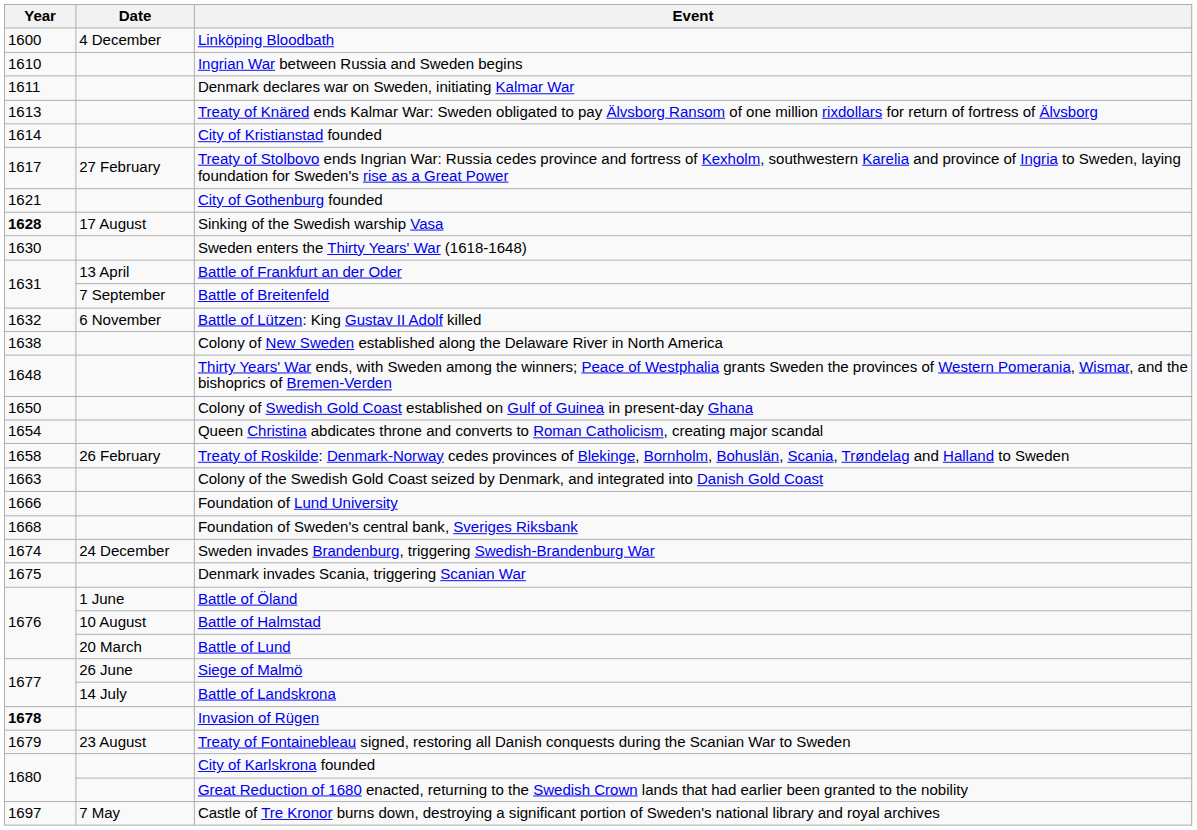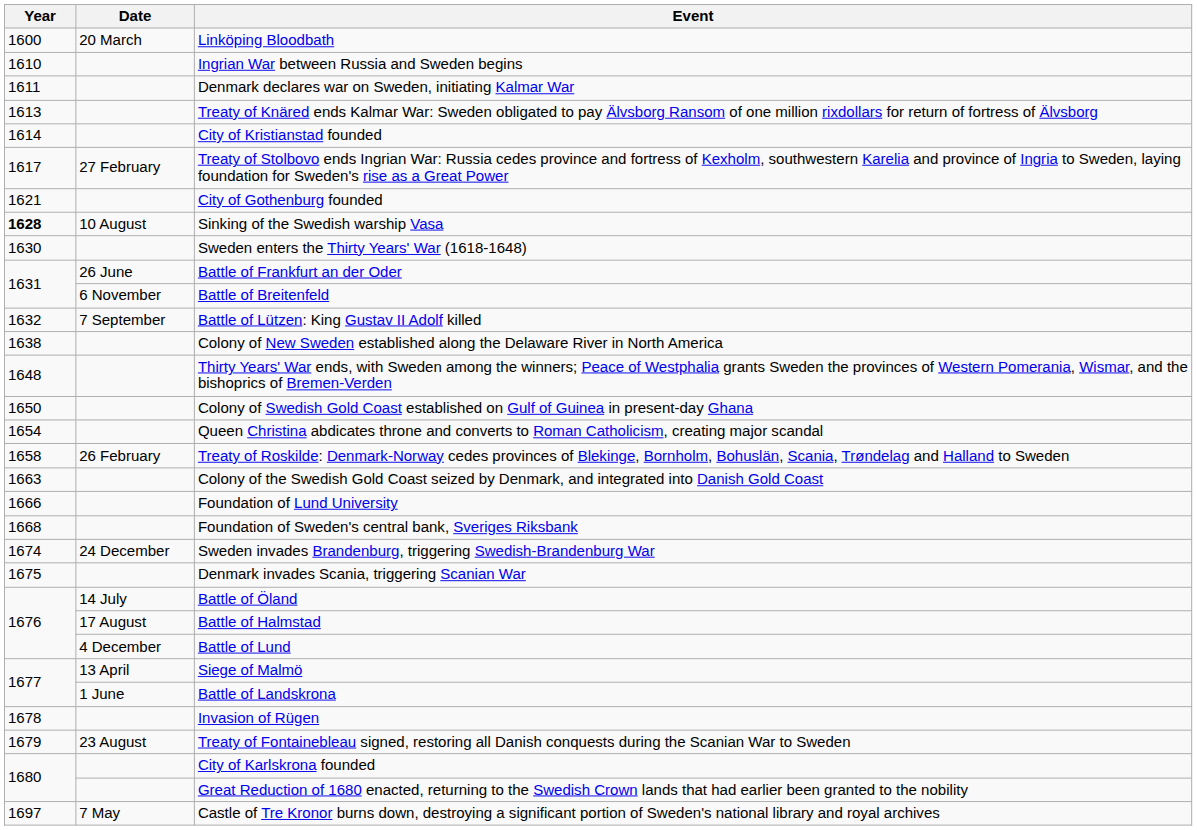(120, 40) 4 December -> (111, 40) 20 March
(113, 224) 17 August -> (113, 224) 10 August
(104, 271) 13 April -> (106, 271) 26 June
(122, 295) 7 September -> (120, 295) 6 November
(120, 319) 6 November -> (122, 319) 7 September
(102, 598) 1 June -> (103, 598) 14 July
(113, 622) 10 August -> (113, 622) 17 August
(111, 646) 20 March -> (120, 646) 4 December
(106, 670) 26 June -> (104, 670) 13 April
(103, 694) 14 July -> (102, 694) 1 June
(25, 718) bold -> (25, 718) normal
